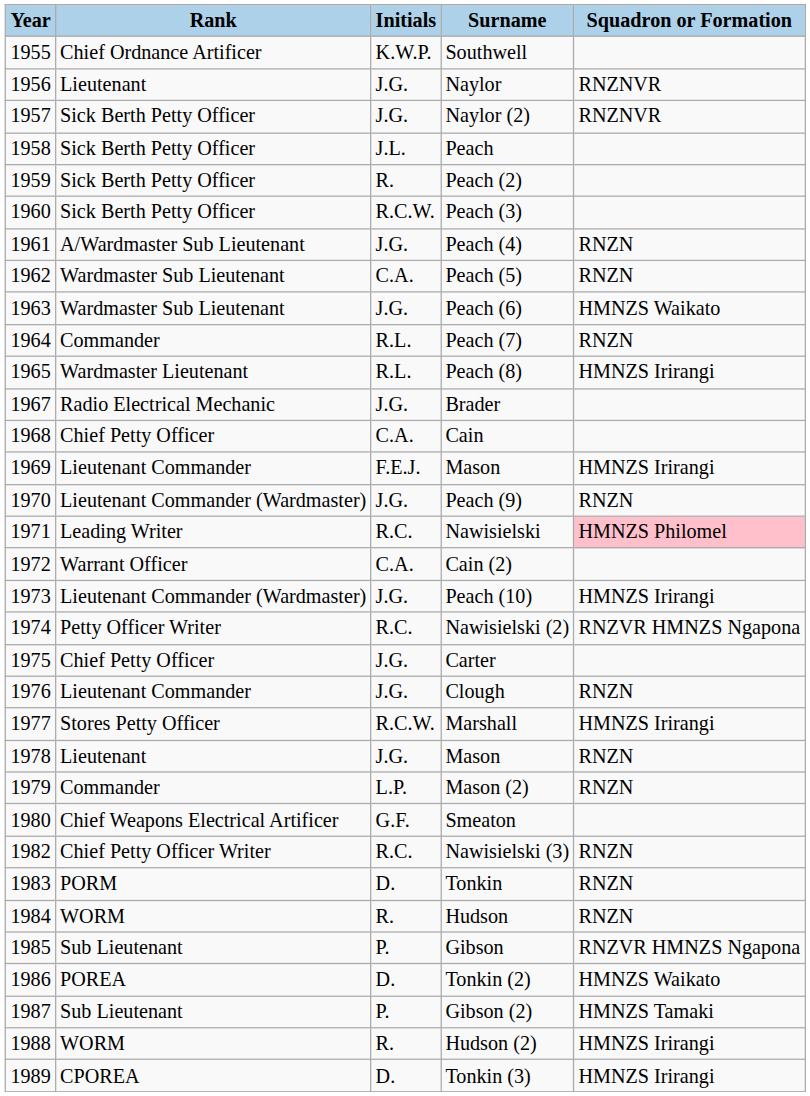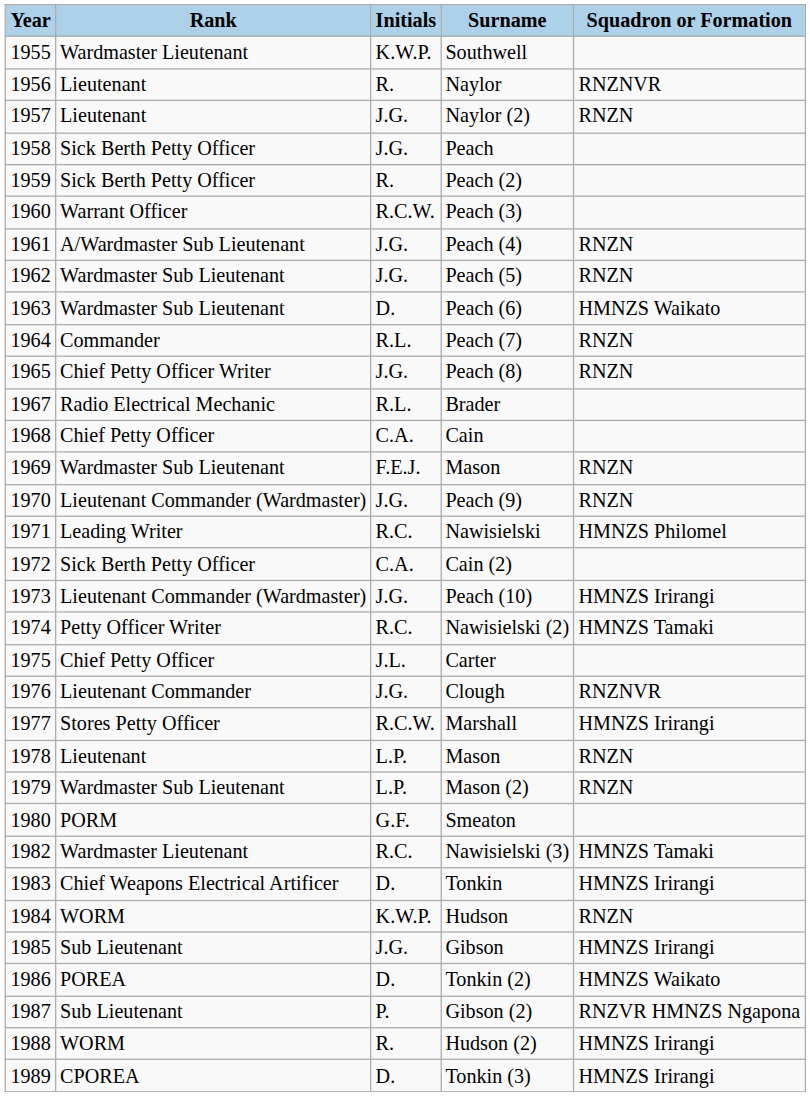(161, 52) Chief Ordnance Artificer -> (154, 52) Wardmaster Lieutenant
(392, 84) J.G. -> (385, 84) R.
(158, 116) Sick Berth Petty Officer -> (103, 116) Lieutenant
(620, 116) RNZNVR -> (606, 116) RNZN
(391, 148) J.L. -> (392, 148) J.G.
(158, 212) Sick Berth Petty Officer -> (124, 212) Warrant Officer
(395, 276) C.A. -> (392, 276) J.G.
(392, 308) J.G. -> (385, 308) D.
(154, 372) Wardmaster Lieutenant -> (165, 372) Chief Petty Officer Writer
(394, 372) R.L. -> (392, 372) J.G.
(646, 372) HMNZS Irirangi -> (606, 372) RNZN
(392, 404) J.G. -> (394, 404) R.L.
(156, 468) Lieutenant Commander -> (172, 468) Wardmaster Sub Lieutenant
(646, 468) HMNZS Irirangi -> (606, 468) RNZN
(653, 532) pink background -> (653, 532) no background
(124, 564) Warrant Officer -> (158, 564) Sick Berth Petty Officer
(689, 627) RNZVR HMNZS Ngapona -> (646, 627) HMNZS Tamaki
(392, 659) J.G. -> (391, 659) J.L.
(606, 691) RNZN -> (620, 691) RNZNVR
(392, 755) J.G. -> (391, 755) L.P.
(110, 787) Commander -> (172, 787) Wardmaster Sub Lieutenant
(199, 819) Chief Weapons Electrical Artificer -> (89, 819) PORM
(165, 851) Chief Petty Officer Writer -> (154, 851) Wardmaster Lieutenant
(606, 851) RNZN -> (646, 851) HMNZS Tamaki
(89, 883) PORM -> (199, 883) Chief Weapons Electrical Artificer
(606, 883) RNZN -> (646, 883) HMNZS Irirangi
(385, 915) R. -> (404, 915) K.W.P.
(383, 947) P. -> (392, 947) J.G.
(689, 947) RNZVR HMNZS Ngapona -> (646, 947) HMNZS Irirangi
(646, 1011) HMNZS Tamaki -> (689, 1011) RNZVR HMNZS Ngapona
